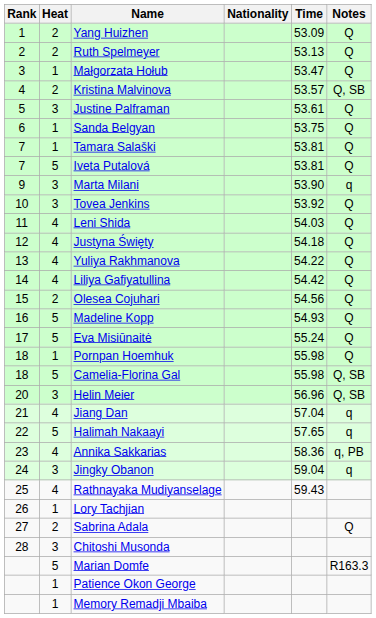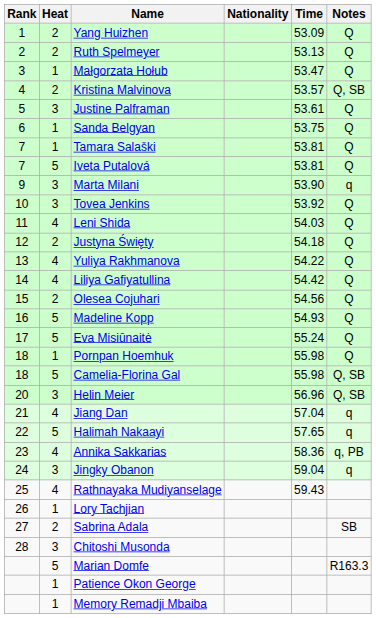(55, 242) 4 -> (55, 242) 2
(349, 527) Q -> (349, 527) SB
